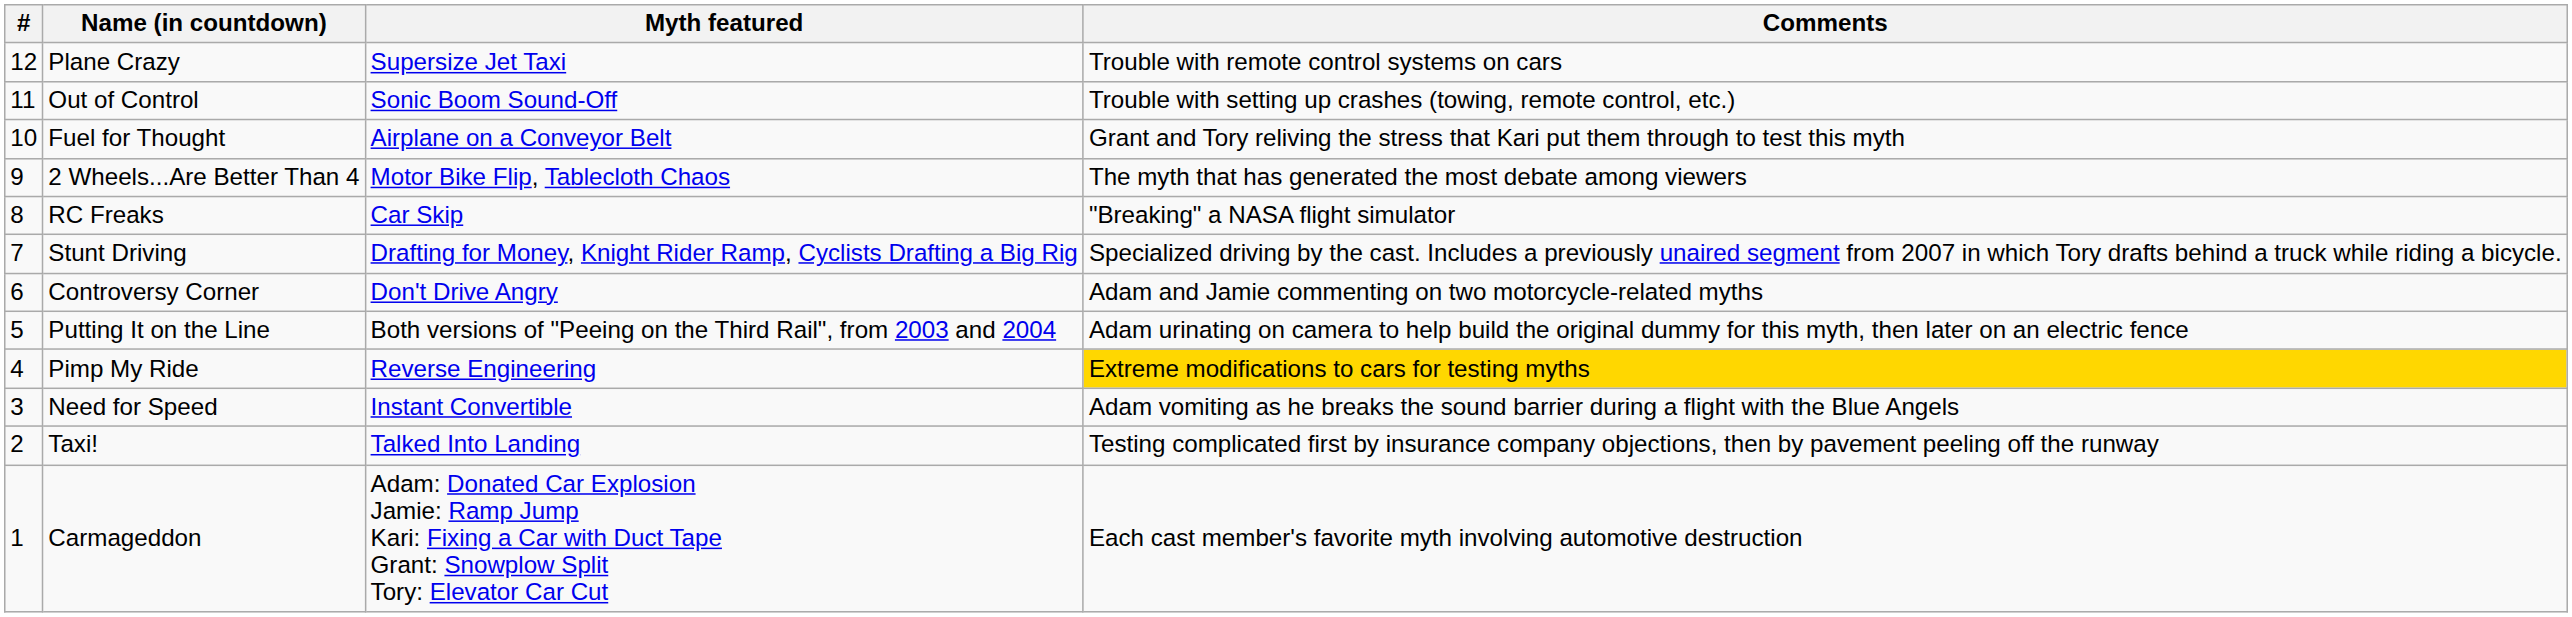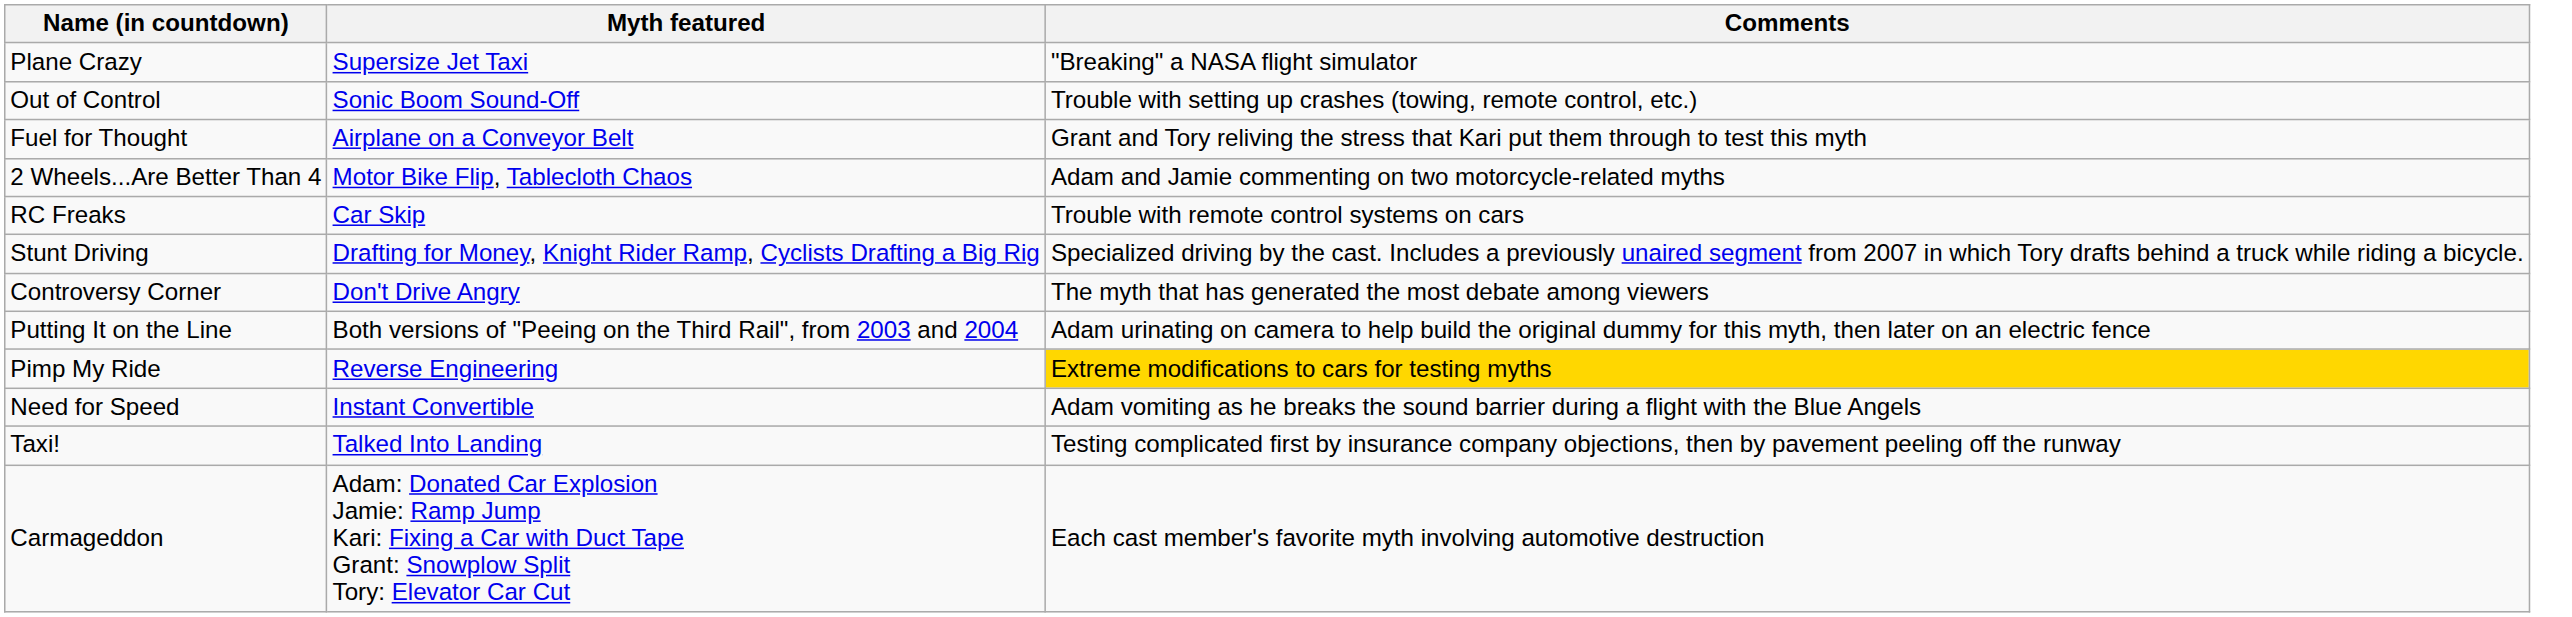- column: (24, 23)
(1325, 61) Trouble with remote control systems on cars -> (1234, 61) "Breaking" a NASA flight simulator
(1418, 176) The myth that has generated the most debate among viewers -> (1388, 176) Adam and Jamie commenting on two motorcycle-related myths
(1272, 215) "Breaking" a NASA flight simulator -> (1287, 215) Trouble with remote control systems on cars
(1426, 291) Adam and Jamie commenting on two motorcycle-related myths -> (1380, 291) The myth that has generated the most debate among viewers
